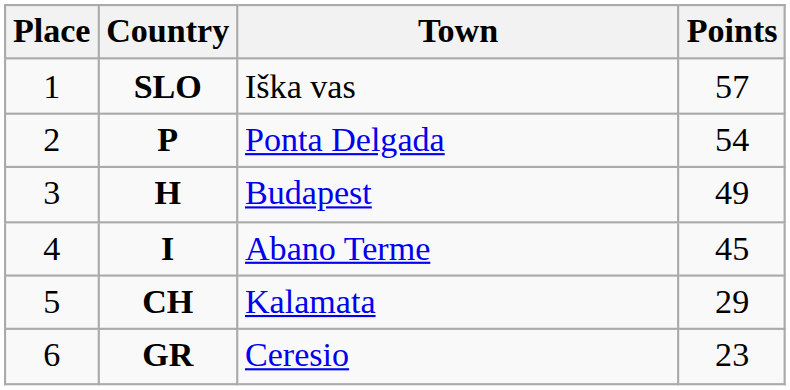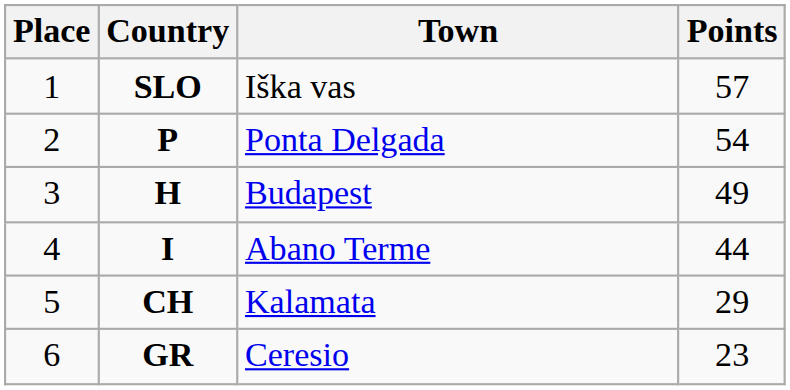(732, 247) 45 -> (732, 247) 44
